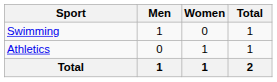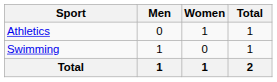rows swapped: (28, 49) <-> (33, 31)
